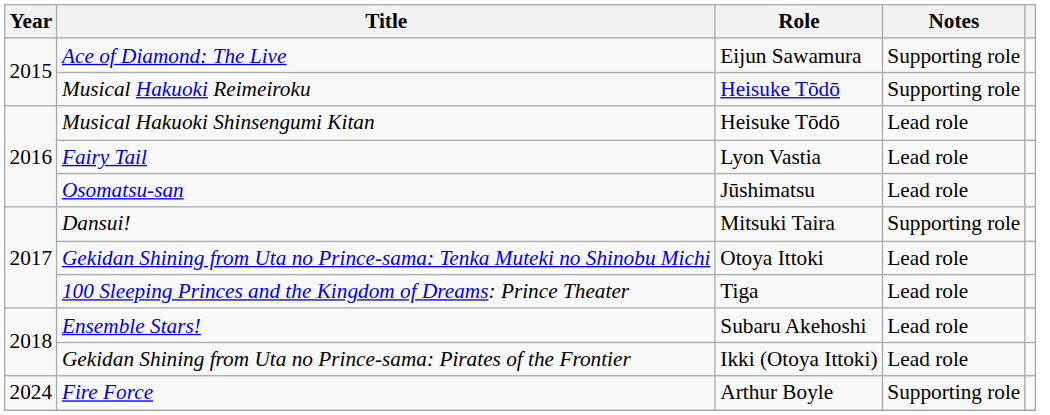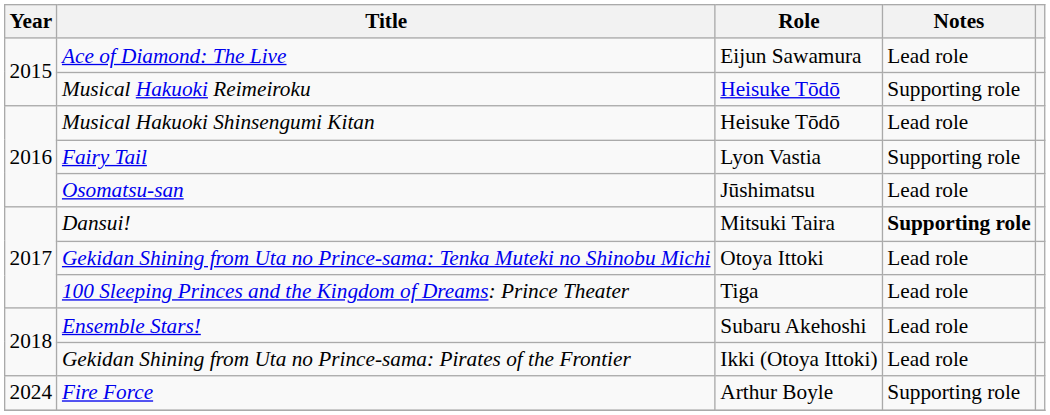(954, 55) Supporting role -> (928, 55) Lead role
(928, 156) Lead role -> (954, 156) Supporting role
(954, 223) normal -> (959, 223) bold
